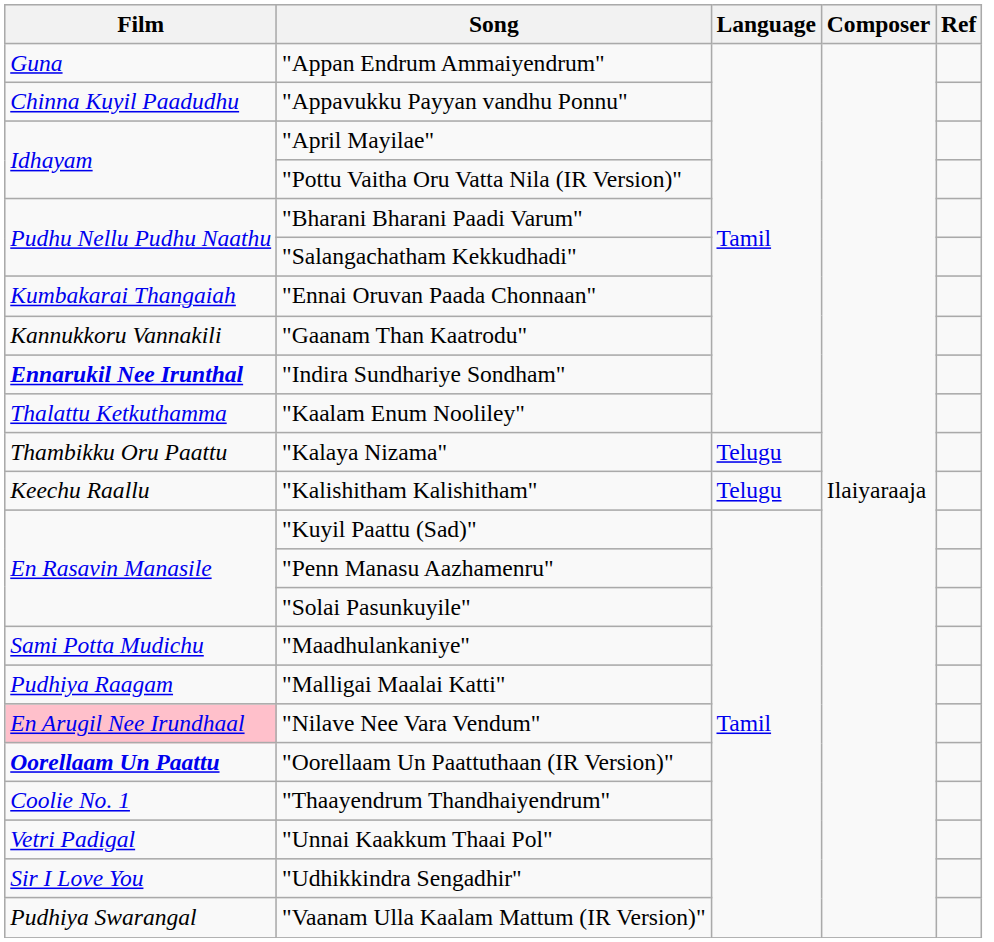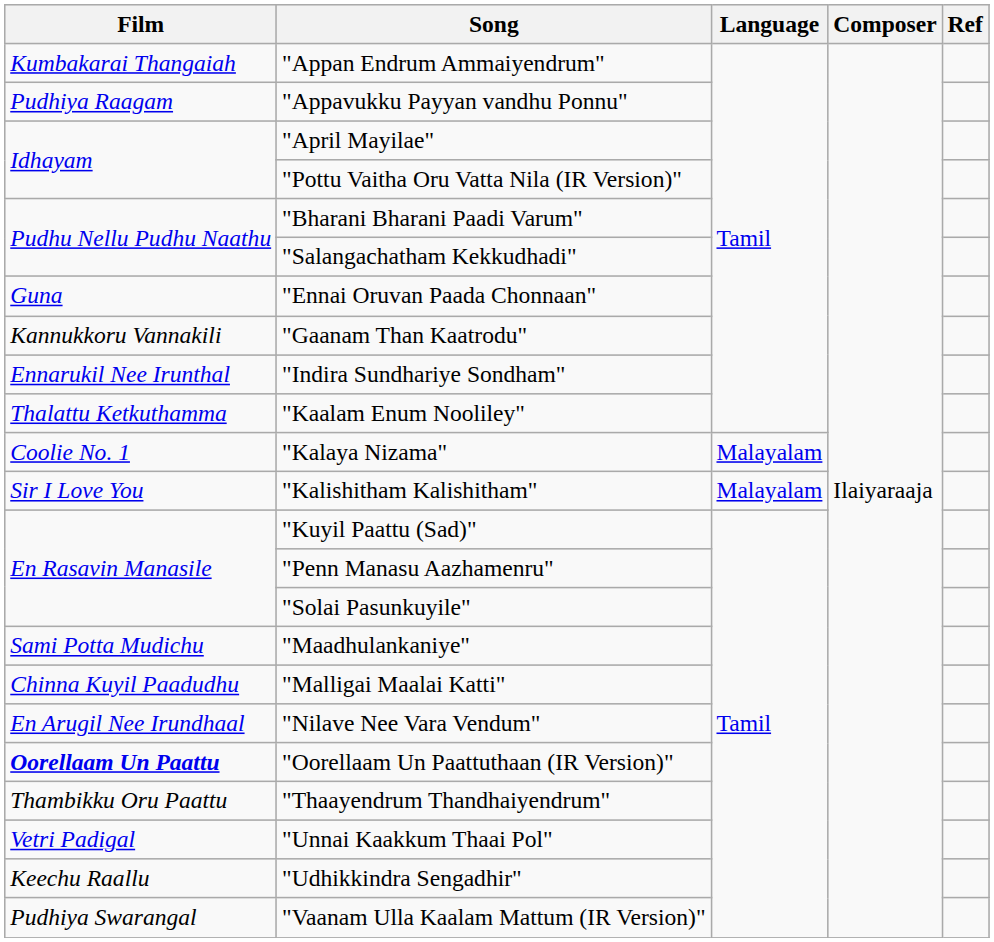(36, 62) Guna -> (123, 62) Kumbakarai Thangaiah
(125, 101) Chinna Kuyil Paadudhu -> (92, 101) Pudhiya Raagam
(123, 296) Kumbakarai Thangaiah -> (36, 296) Guna
(127, 373) bold -> (120, 373) normal
(119, 451) Thambikku Oru Paattu -> (70, 451) Coolie No. 1
(749, 451) Telugu -> (769, 451) Malayalam
(80, 490) Keechu Raallu -> (77, 490) Sir I Love You
(749, 490) Telugu -> (769, 490) Malayalam
(92, 684) Pudhiya Raagam -> (125, 684) Chinna Kuyil Paadudhu
(127, 723) pink background -> (127, 723) no background
(70, 801) Coolie No. 1 -> (119, 801) Thambikku Oru Paattu
(77, 878) Sir I Love You -> (80, 878) Keechu Raallu
